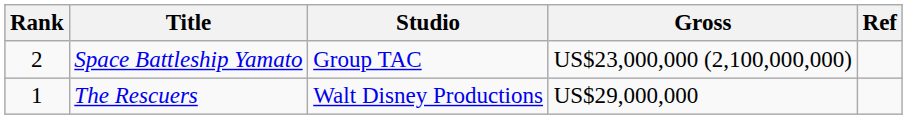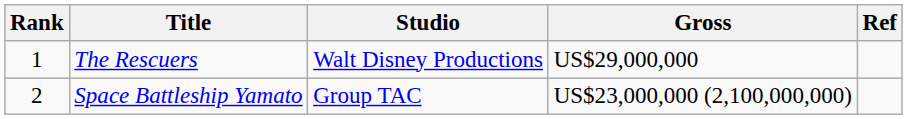rows swapped: (136, 95) <-> (188, 59)
